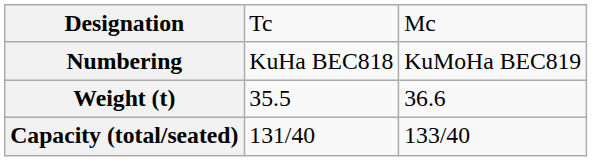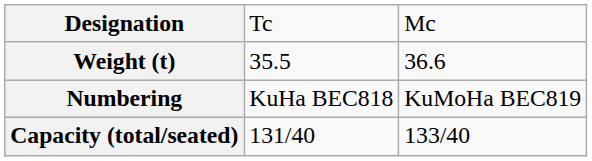rows swapped: (124, 60) <-> (124, 98)
